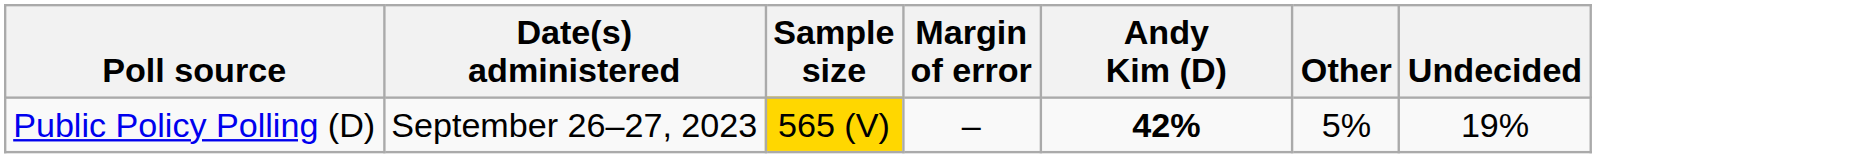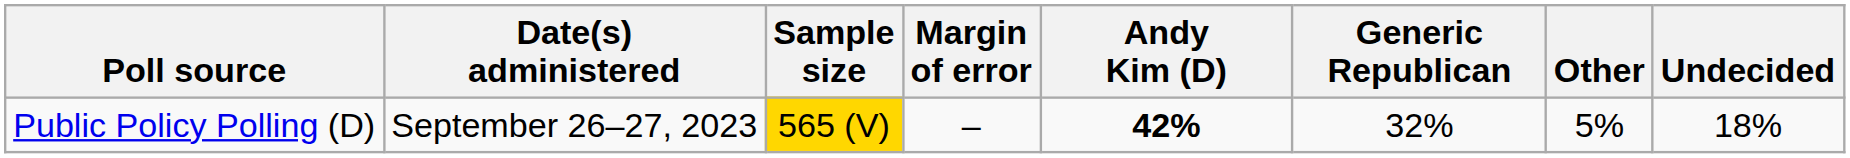+ column: (1419, 51)
(1495, 124) 19% -> (1748, 124) 18%
